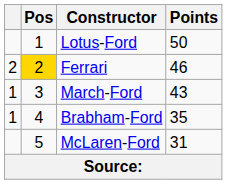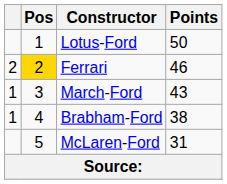(179, 117) 35 -> (179, 117) 38
